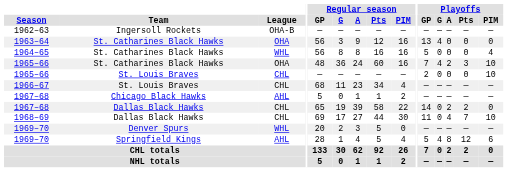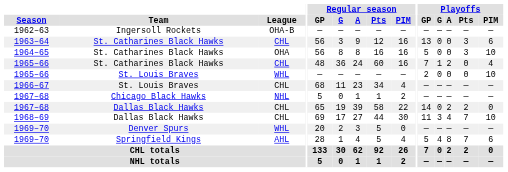(282, 42) OHA -> (282, 42) CHL
(439, 42) 4 -> (439, 42) 0
(466, 42) 0 -> (466, 42) 3
(491, 42) 0 -> (491, 42) 6
(282, 53) WHL -> (282, 53) OHA
(466, 53) 0 -> (466, 53) 3
(491, 53) 4 -> (491, 53) 10
(282, 64) OHA -> (282, 64) CHL
(439, 64) 4 -> (439, 64) 1
(466, 64) 3 -> (466, 64) 0
(491, 64) 10 -> (491, 64) 4
(282, 75) CHL -> (282, 75) WHL
(282, 96) AHL -> (282, 96) NHL
(439, 118) 0 -> (439, 118) 3
(466, 140) 12 -> (466, 140) 7
